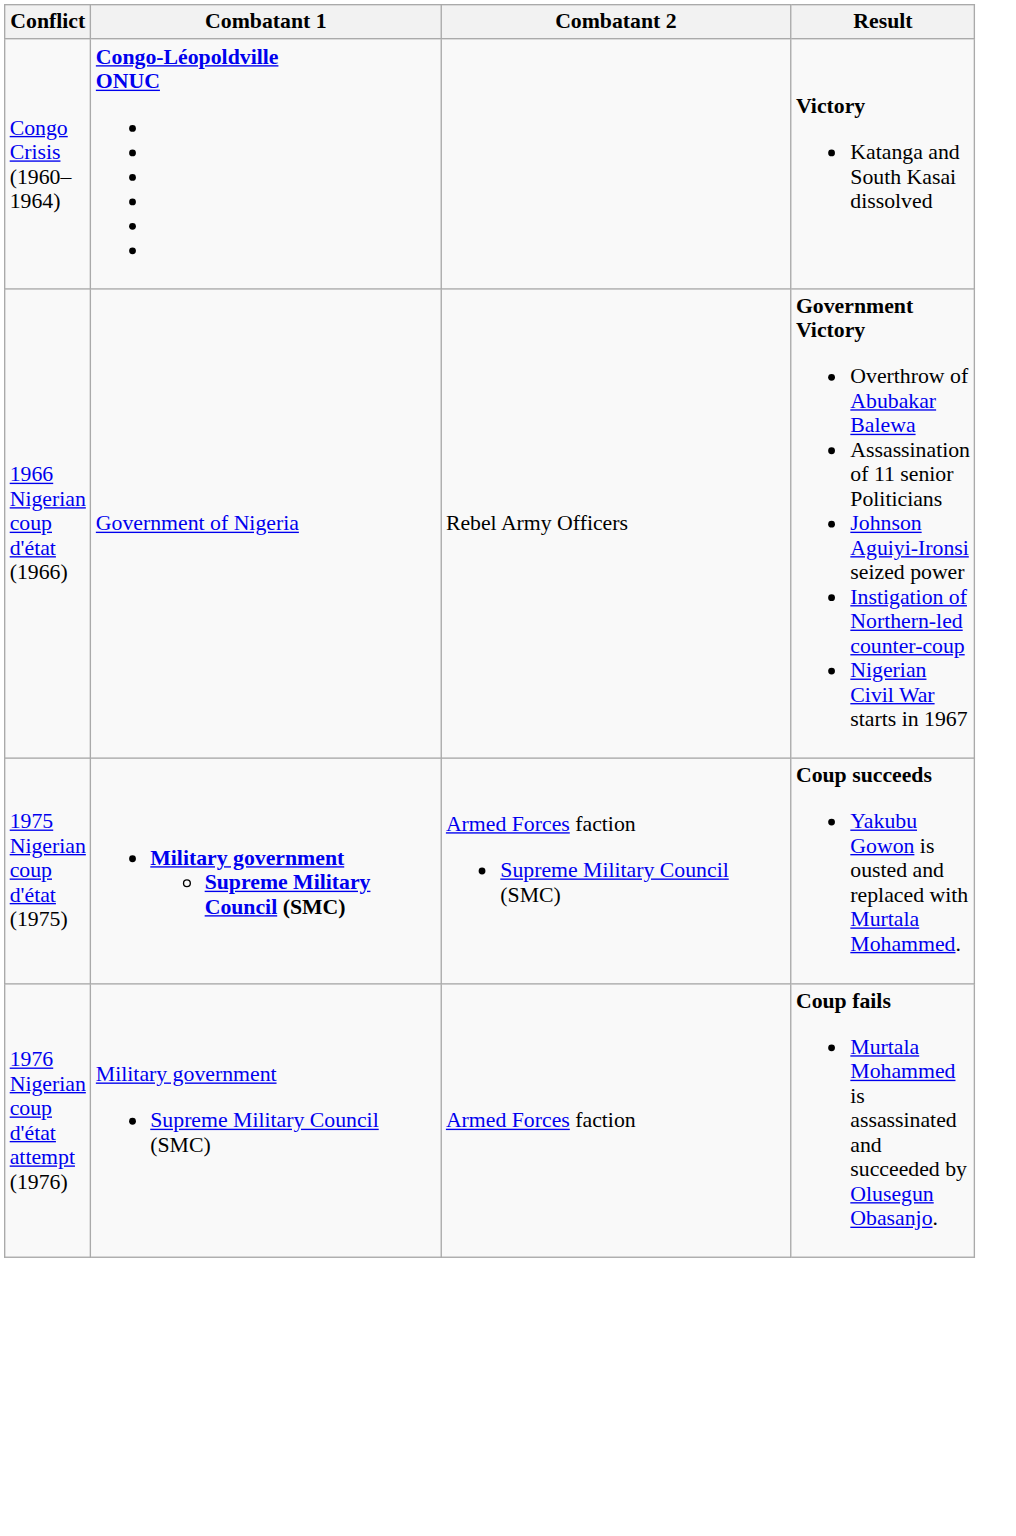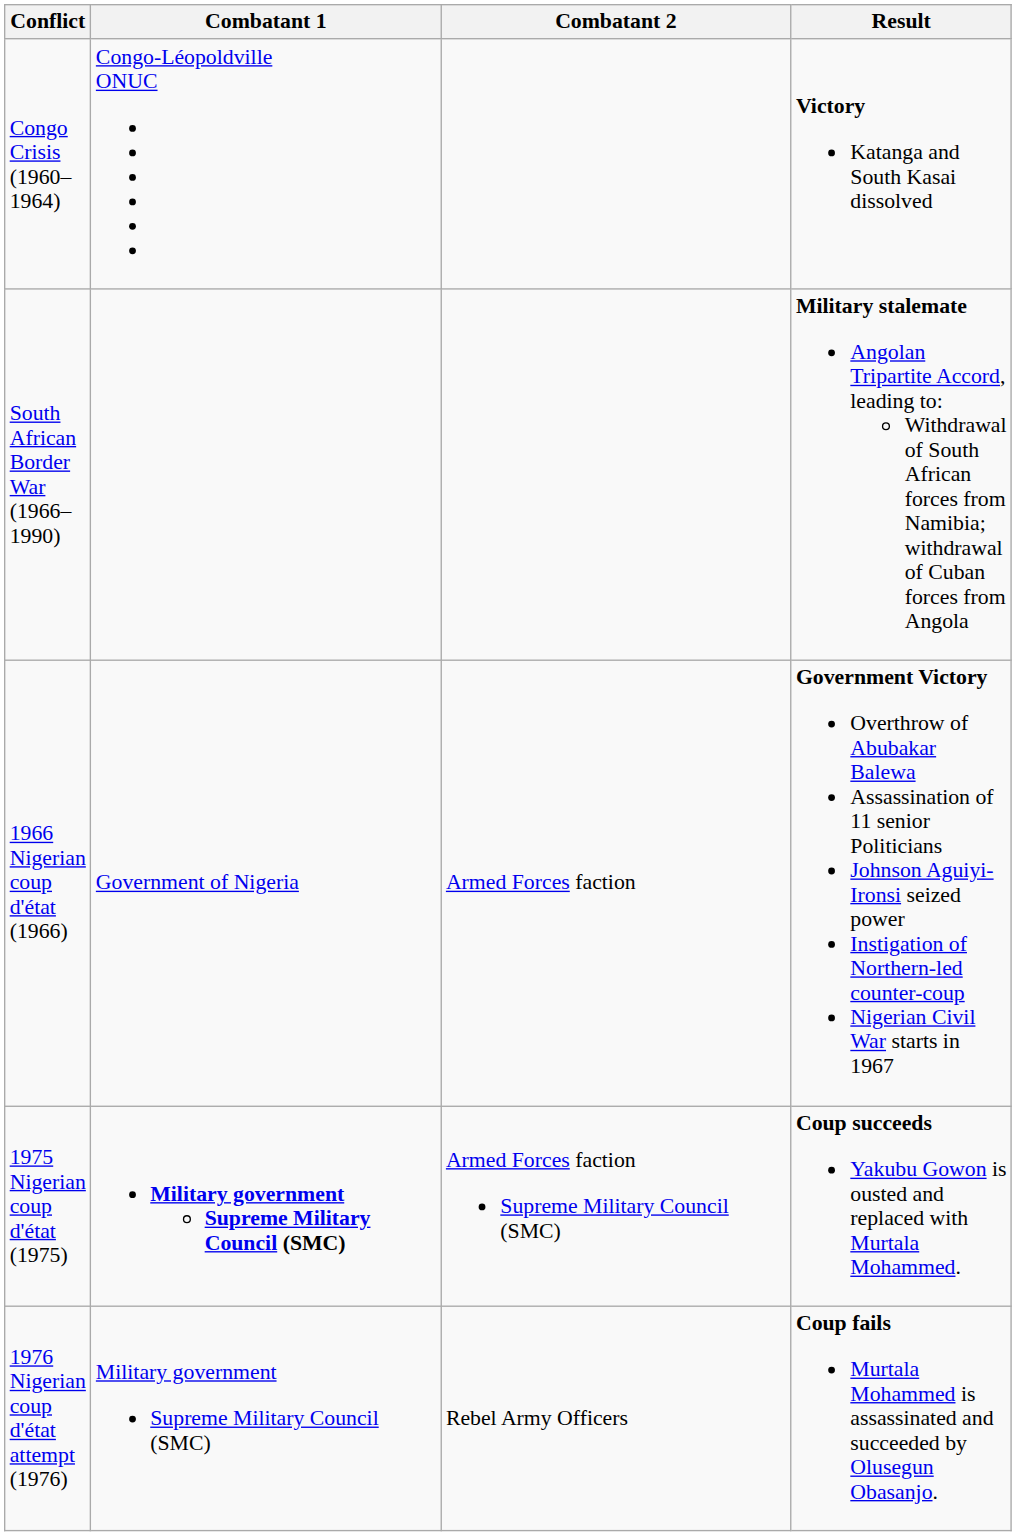(266, 153) bold -> (266, 153) normal
+ row: (43, 474)
(537, 523) Rebel Army Officers -> (541, 882) Armed Forces faction
(541, 1119) Armed Forces faction -> (537, 1418) Rebel Army Officers
